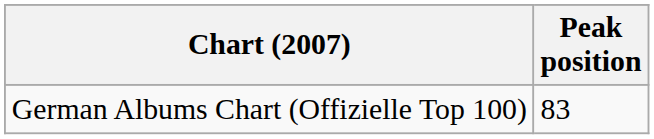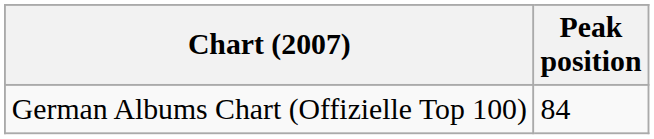(555, 108) 83 -> (555, 108) 84
